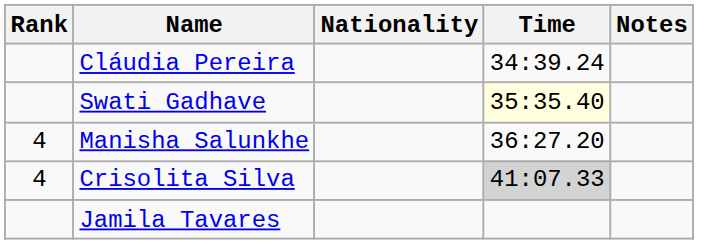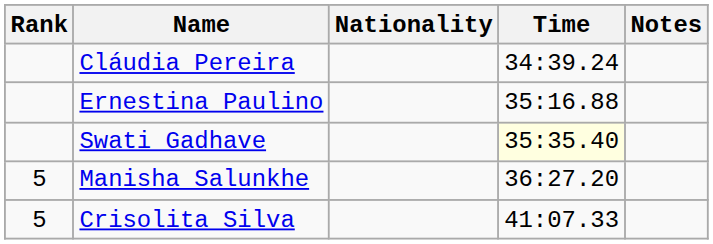+ row: (201, 102)
(39, 141) 4 -> (39, 180) 5
(39, 180) 4 -> (39, 219) 5
(547, 180) lightgrey background -> (562, 219) no background
- row: (180, 219)
